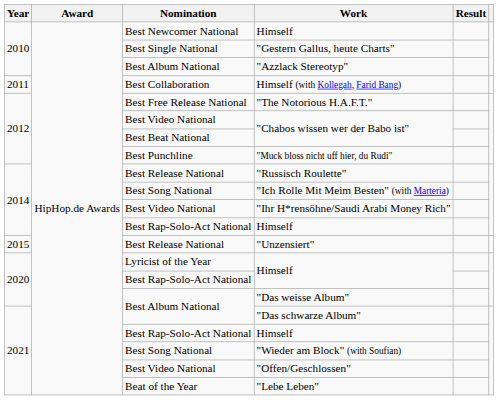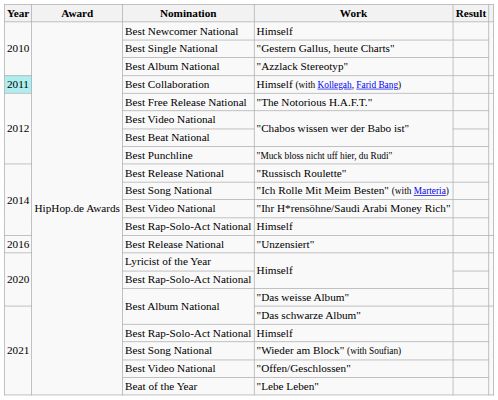(18, 84) no background -> (18, 84) paleturquoise background
(18, 244) 2015 -> (18, 244) 2016
